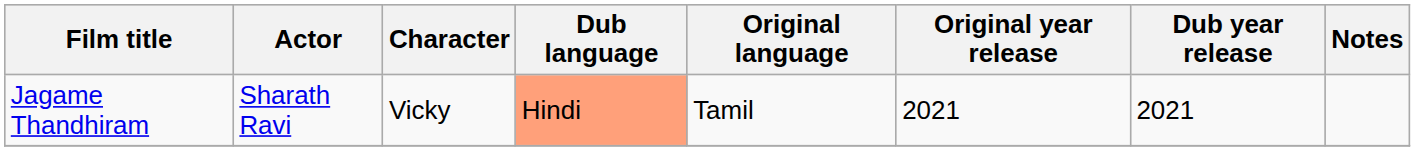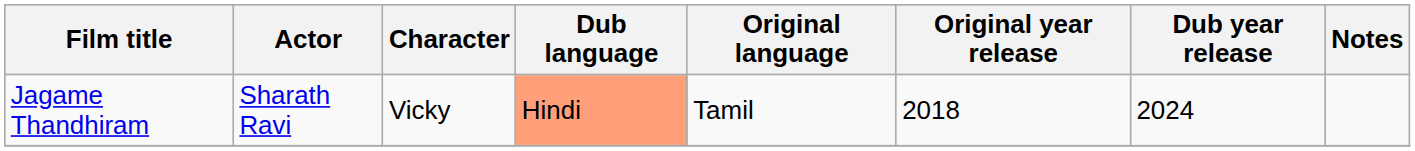(931, 109) 2021 -> (931, 109) 2018
(1165, 109) 2021 -> (1165, 109) 2024
